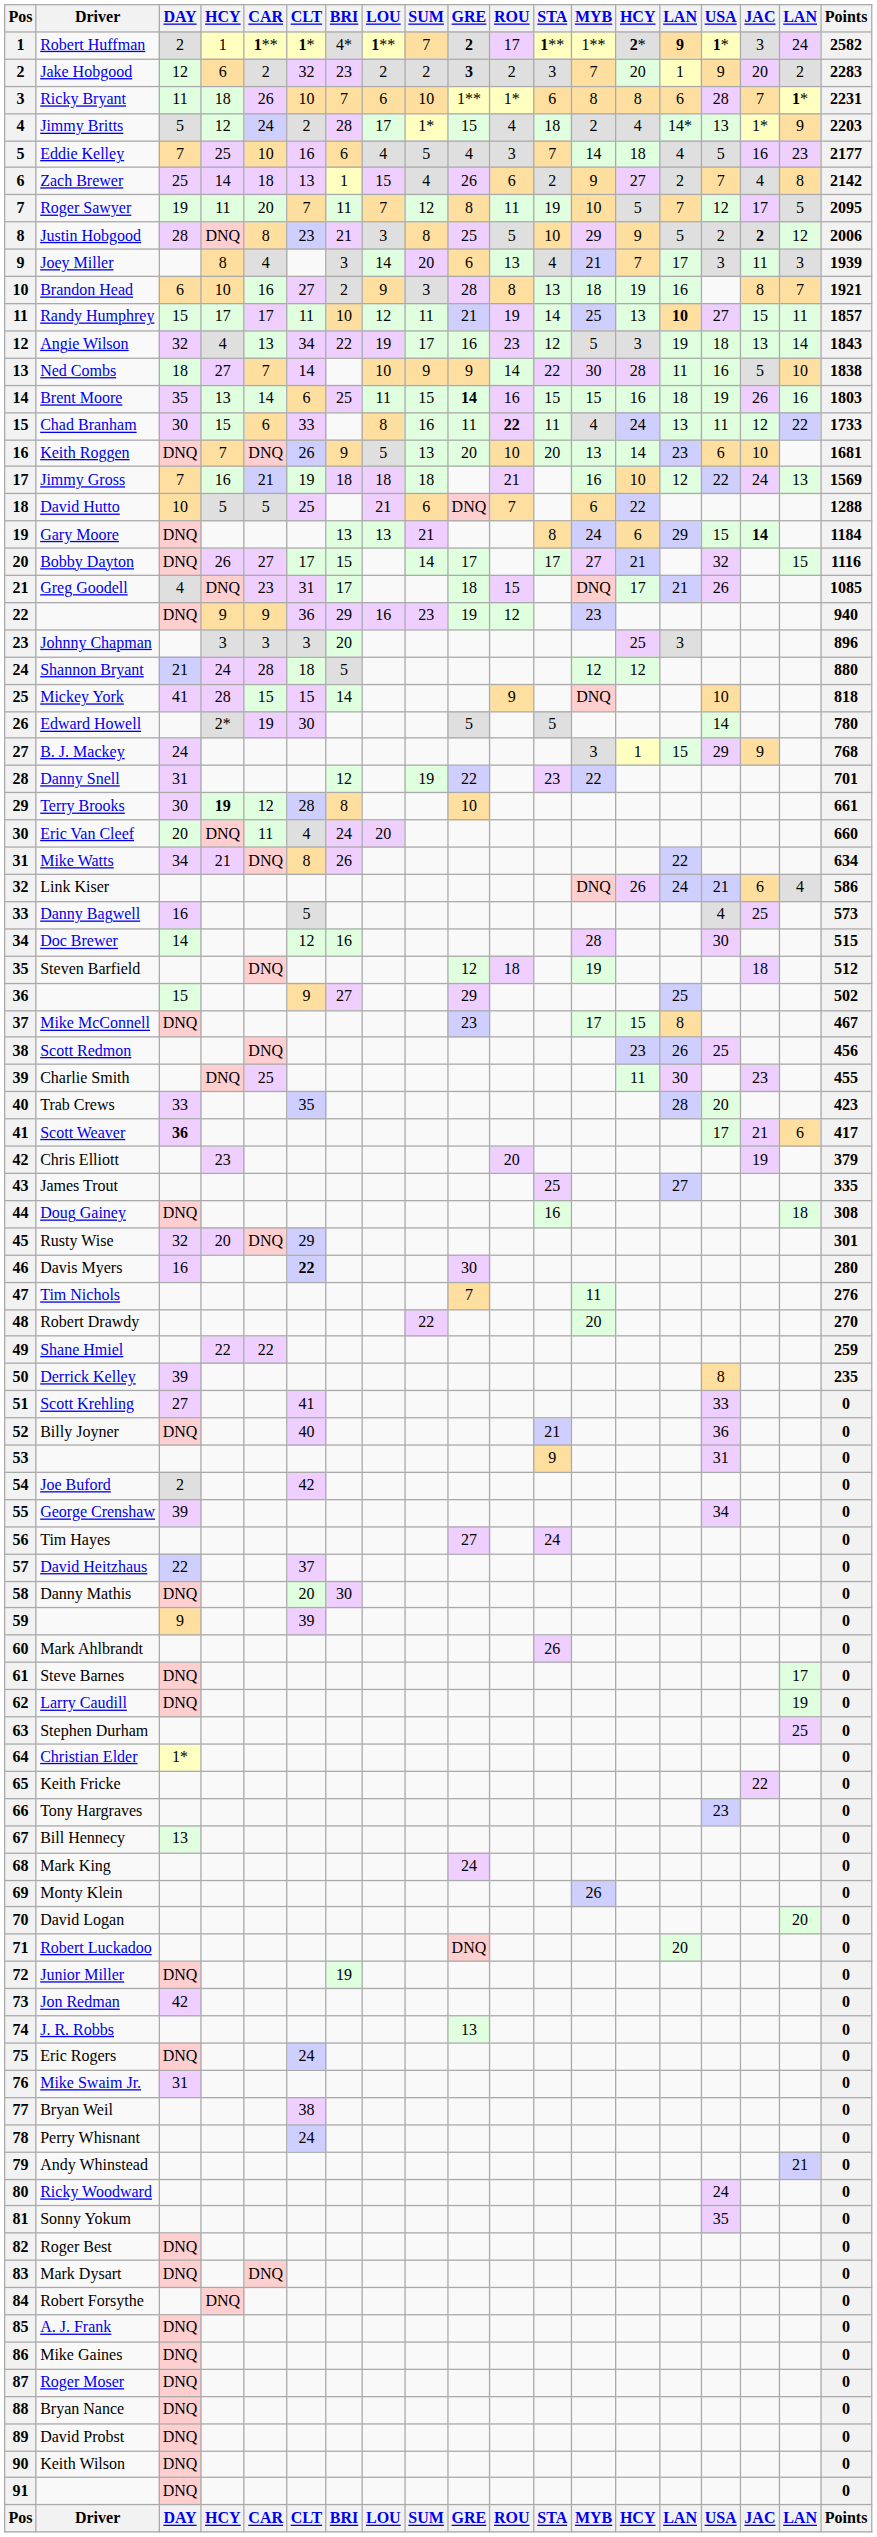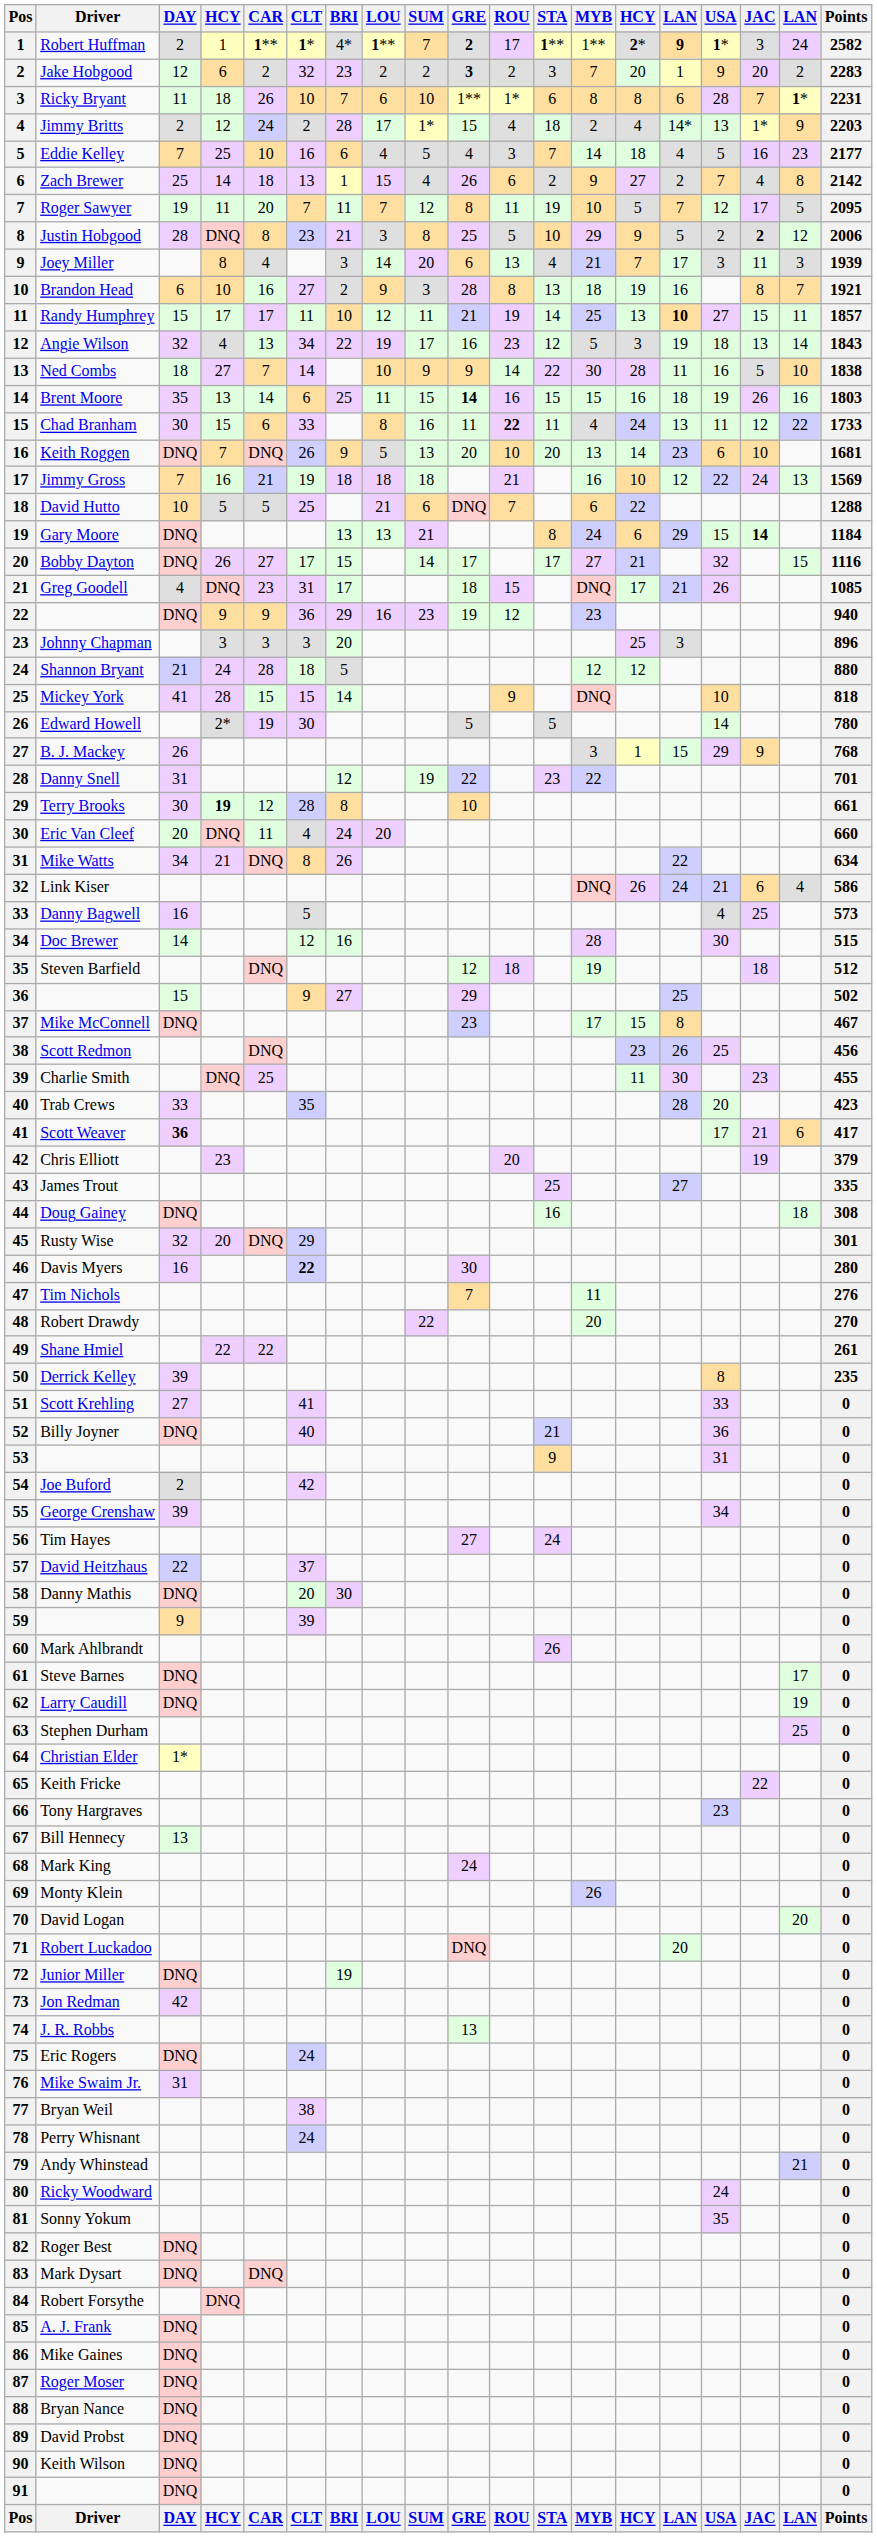(180, 127) 5 -> (180, 127) 2
(180, 752) 24 -> (180, 752) 26
(846, 1350) 259 -> (846, 1350) 261
